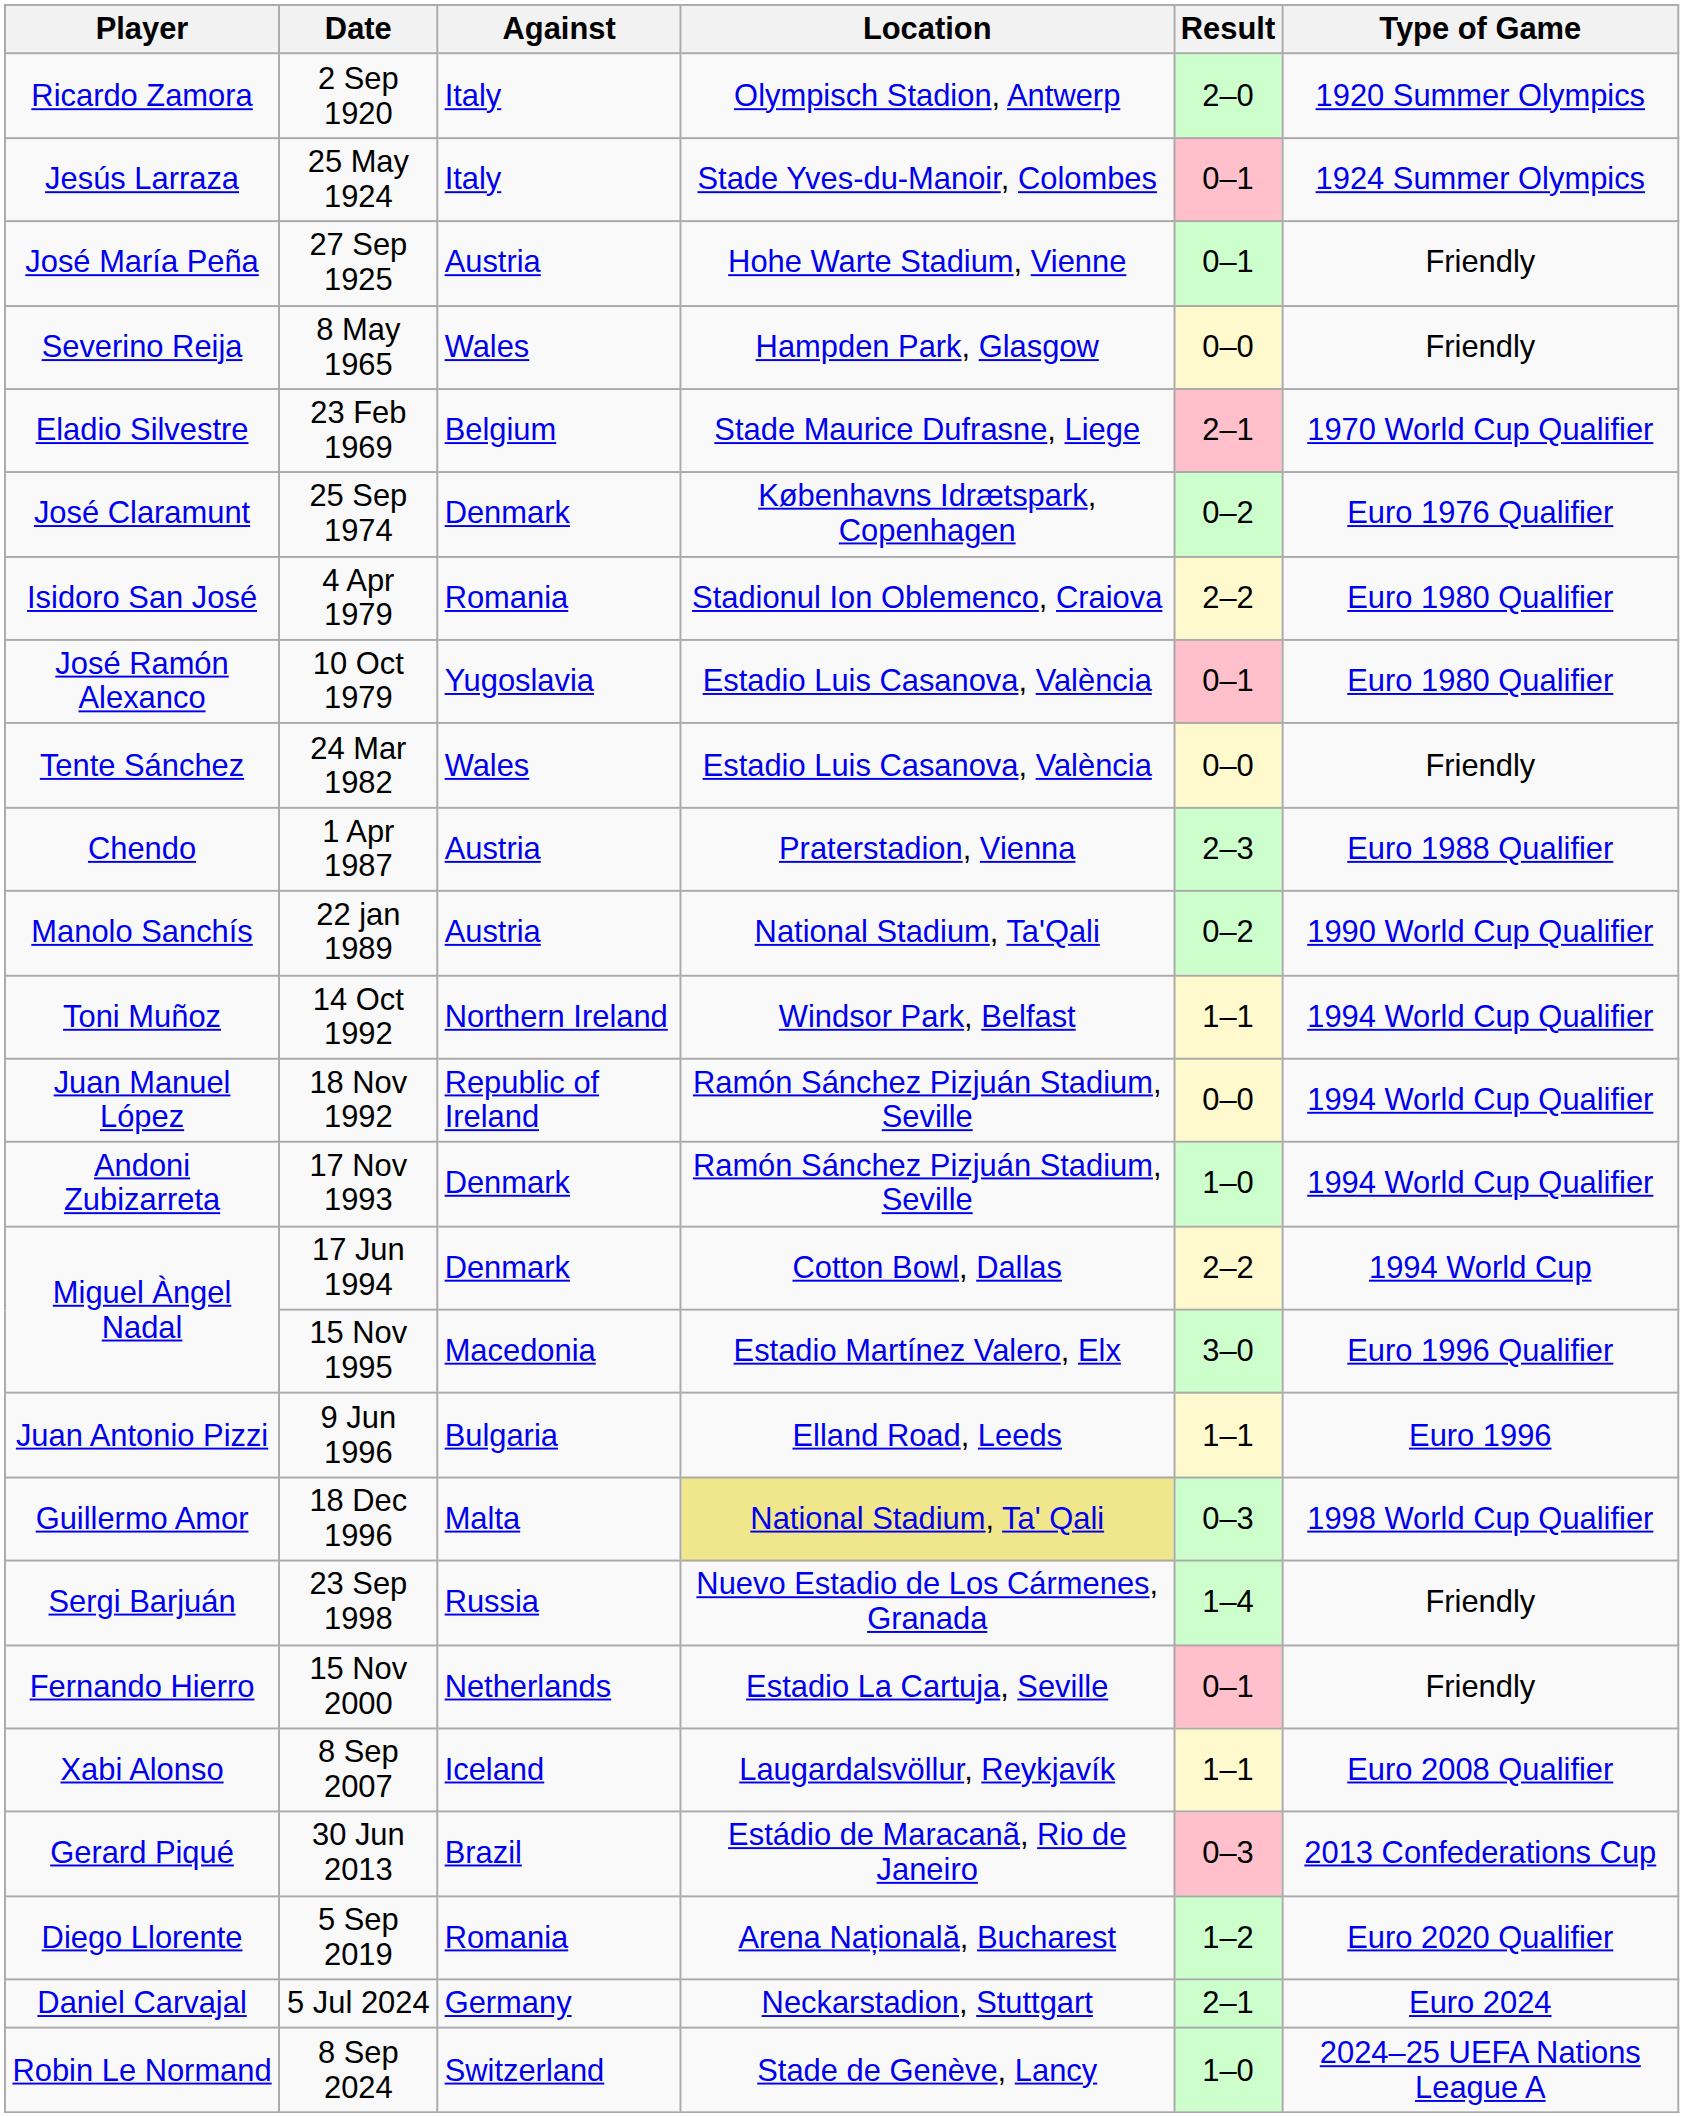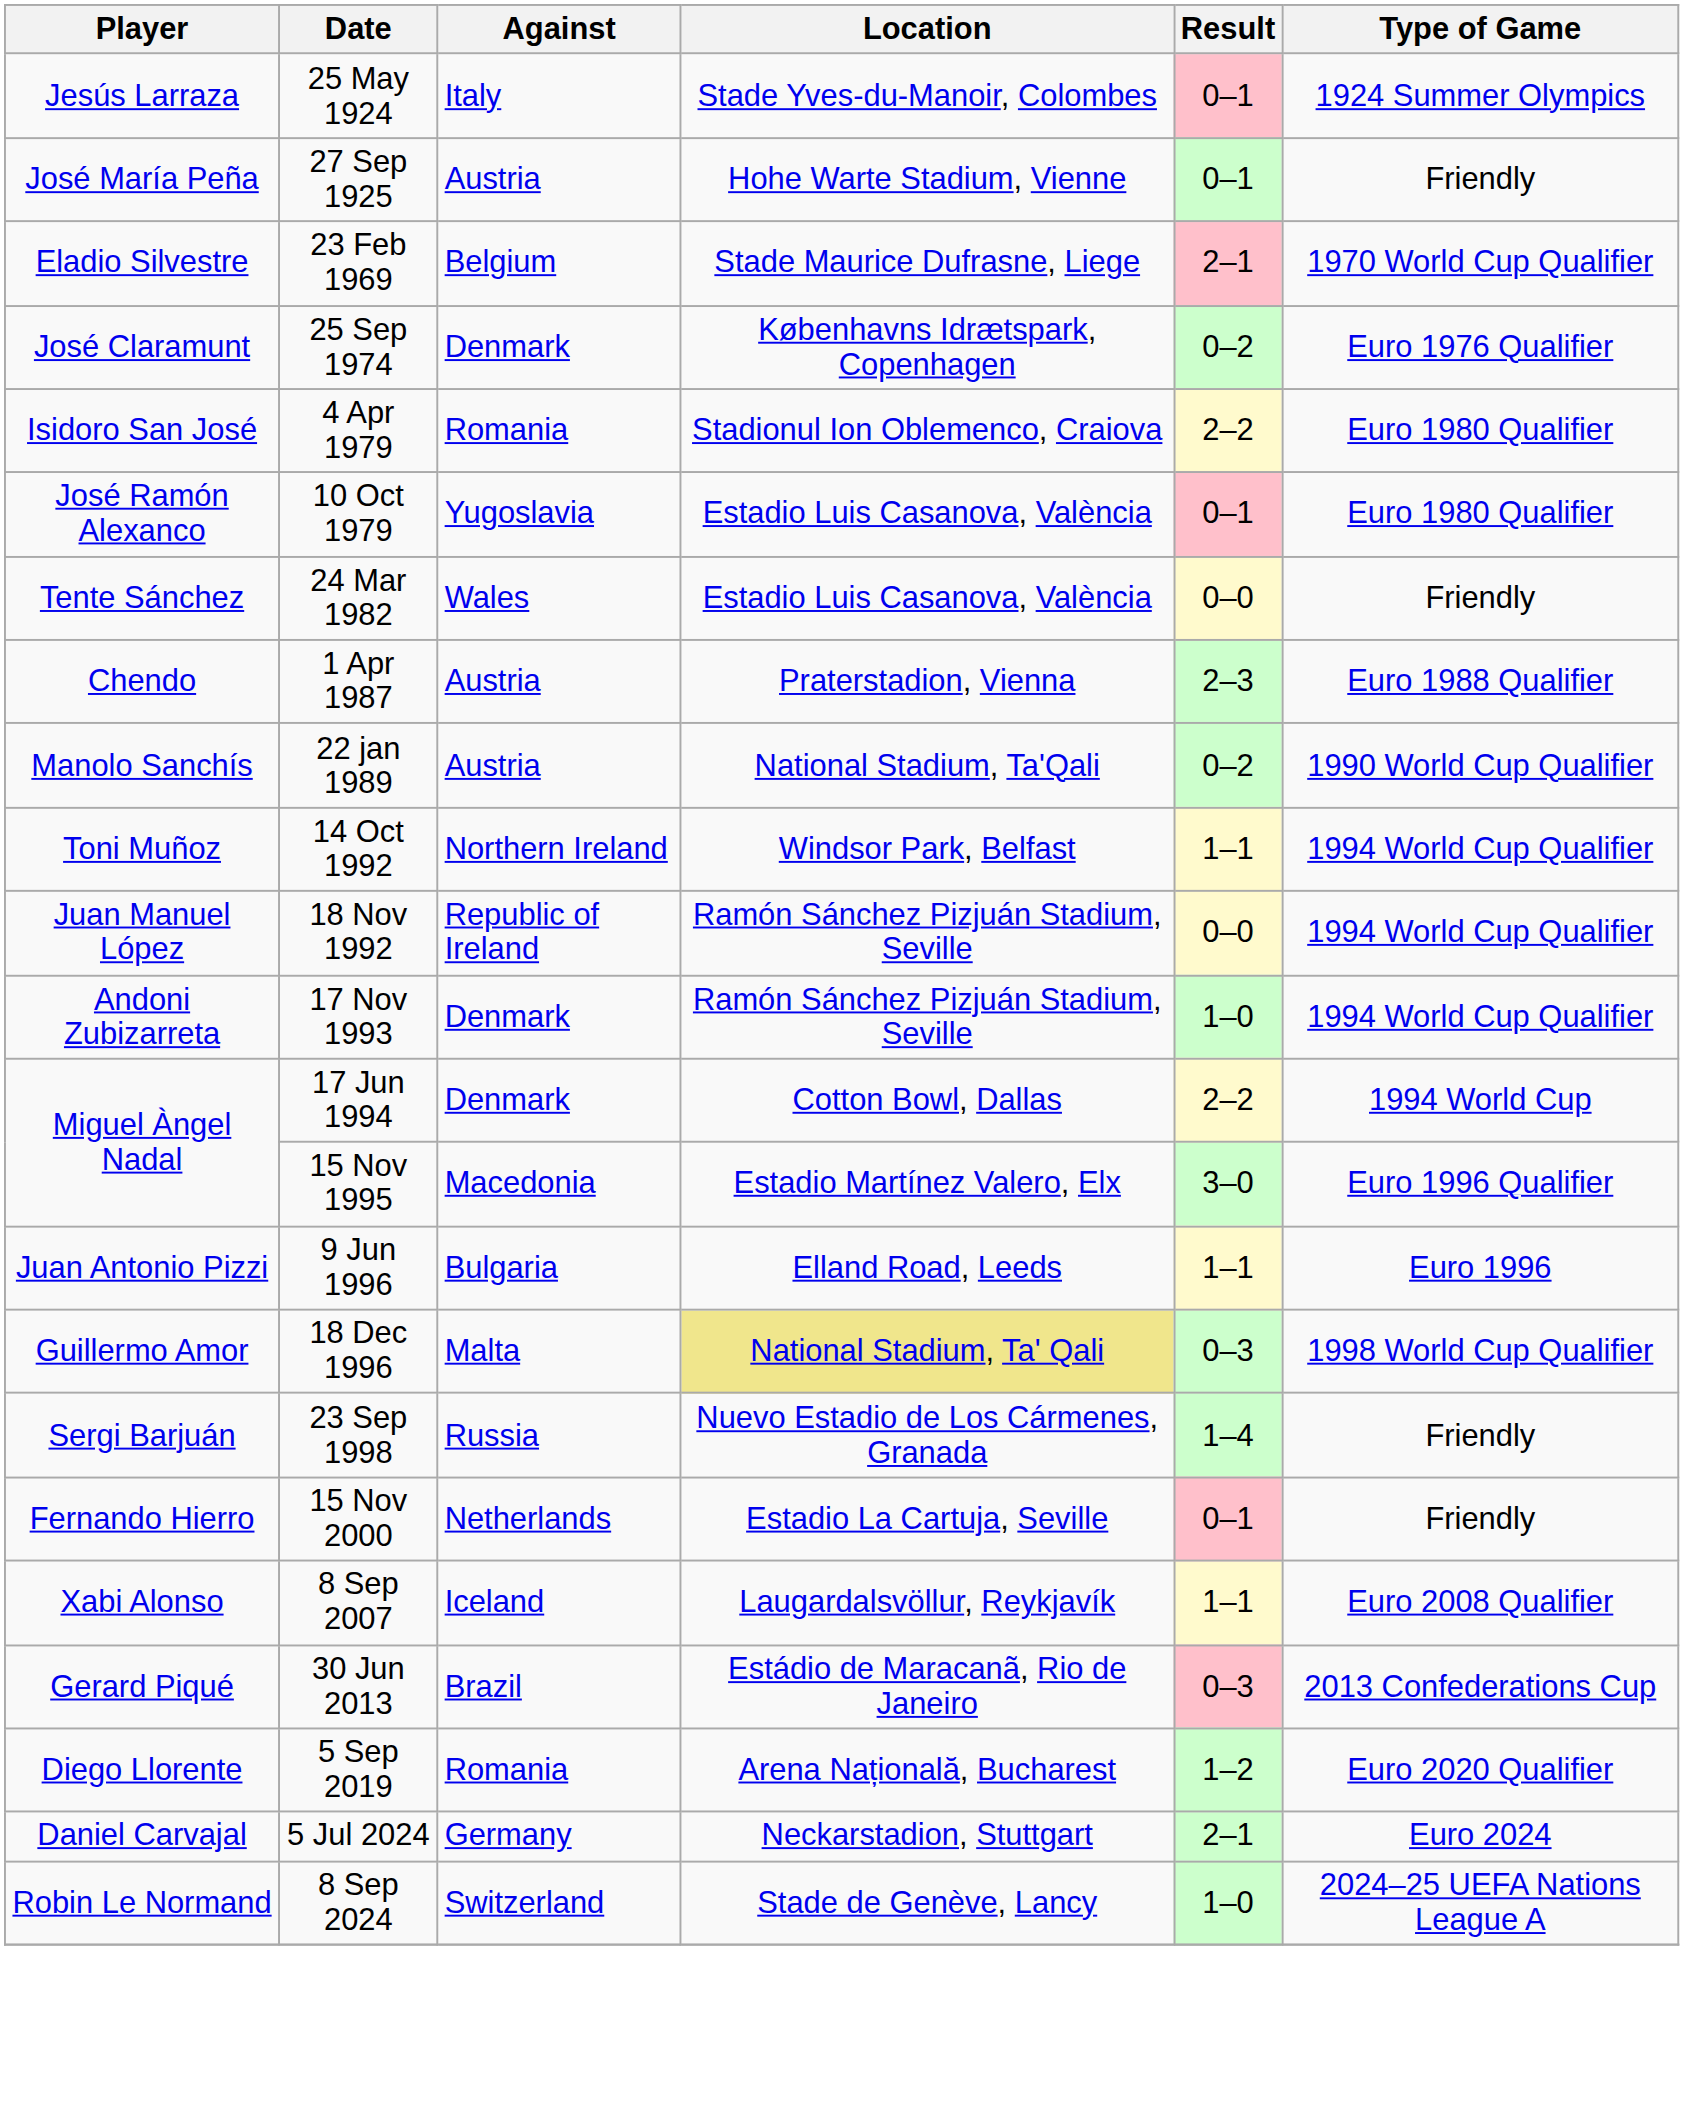- row: (358, 95)
- row: (358, 346)
